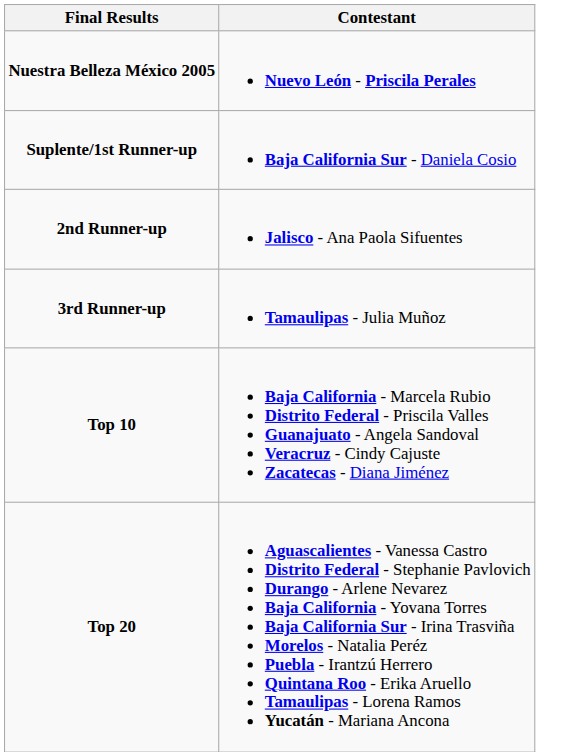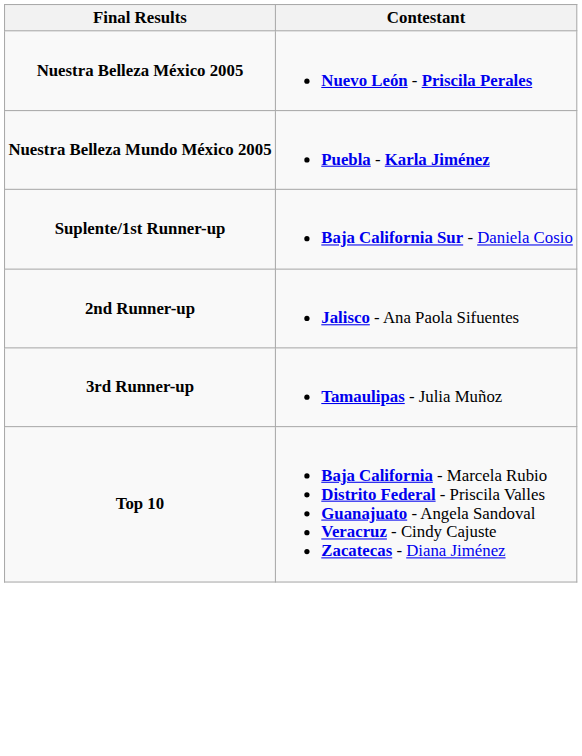+ row: (140, 149)
- row: (112, 627)
